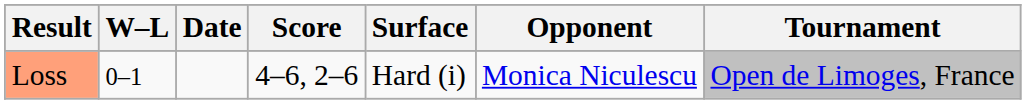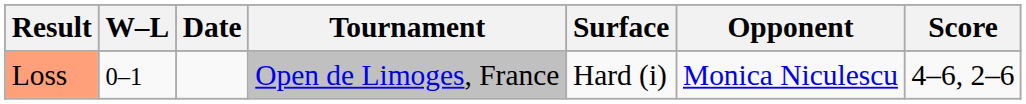columns swapped: (863, 27) <-> (307, 27)
